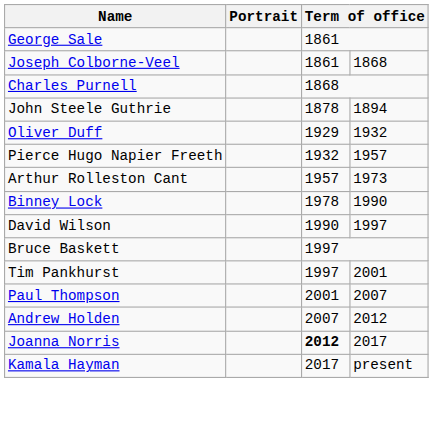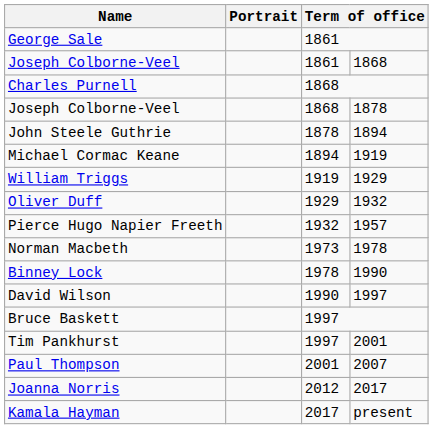+ row: (94, 109)
+ row: (94, 156)
+ row: (68, 179)
- row: (98, 179)
+ row: (68, 249)
- row: (64, 319)
(322, 342) bold -> (322, 389) normal
